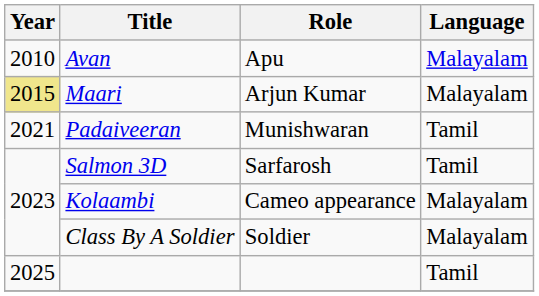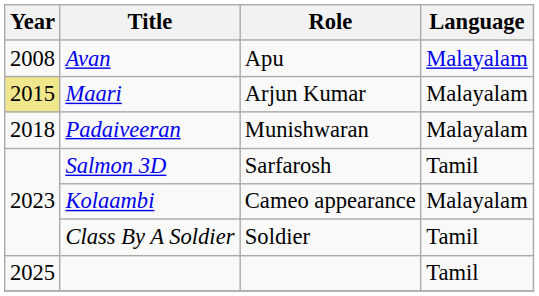(32, 58) 2010 -> (32, 58) 2008
(32, 129) 2021 -> (32, 129) 2018
(452, 129) Tamil -> (477, 129) Malayalam
(477, 237) Malayalam -> (452, 237) Tamil
